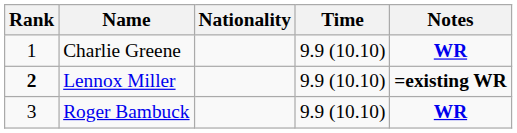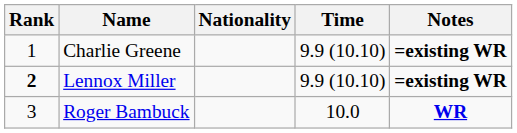(450, 50) WR -> (450, 50) =existing WR
(343, 111) 9.9 (10.10) -> (343, 111) 10.0
